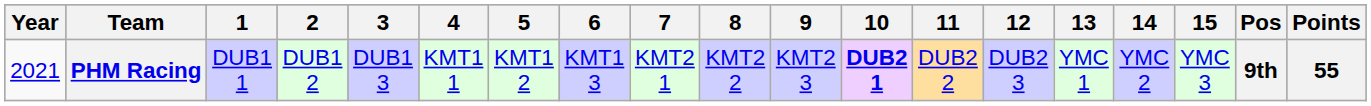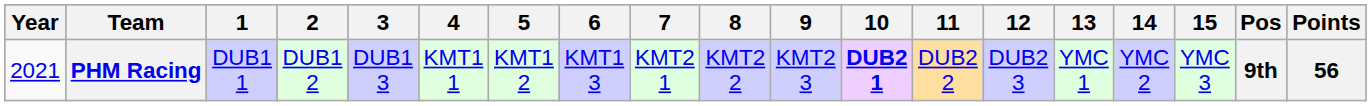(1326, 70) 55 -> (1326, 70) 56
